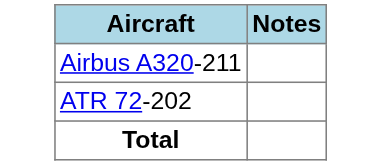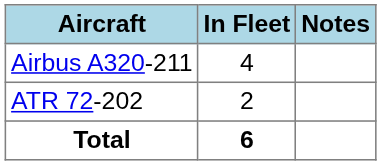+ column: (247, 23)
